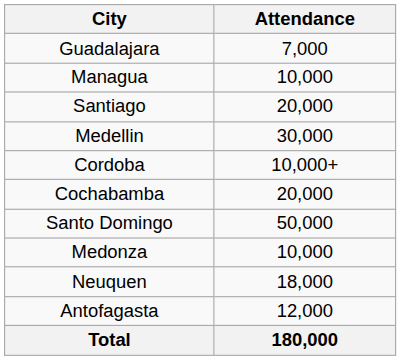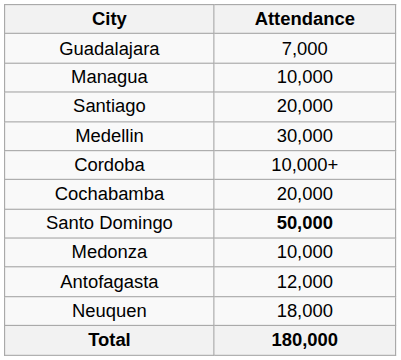(305, 223) normal -> (305, 223) bold
rows swapped: (109, 310) <-> (109, 281)
